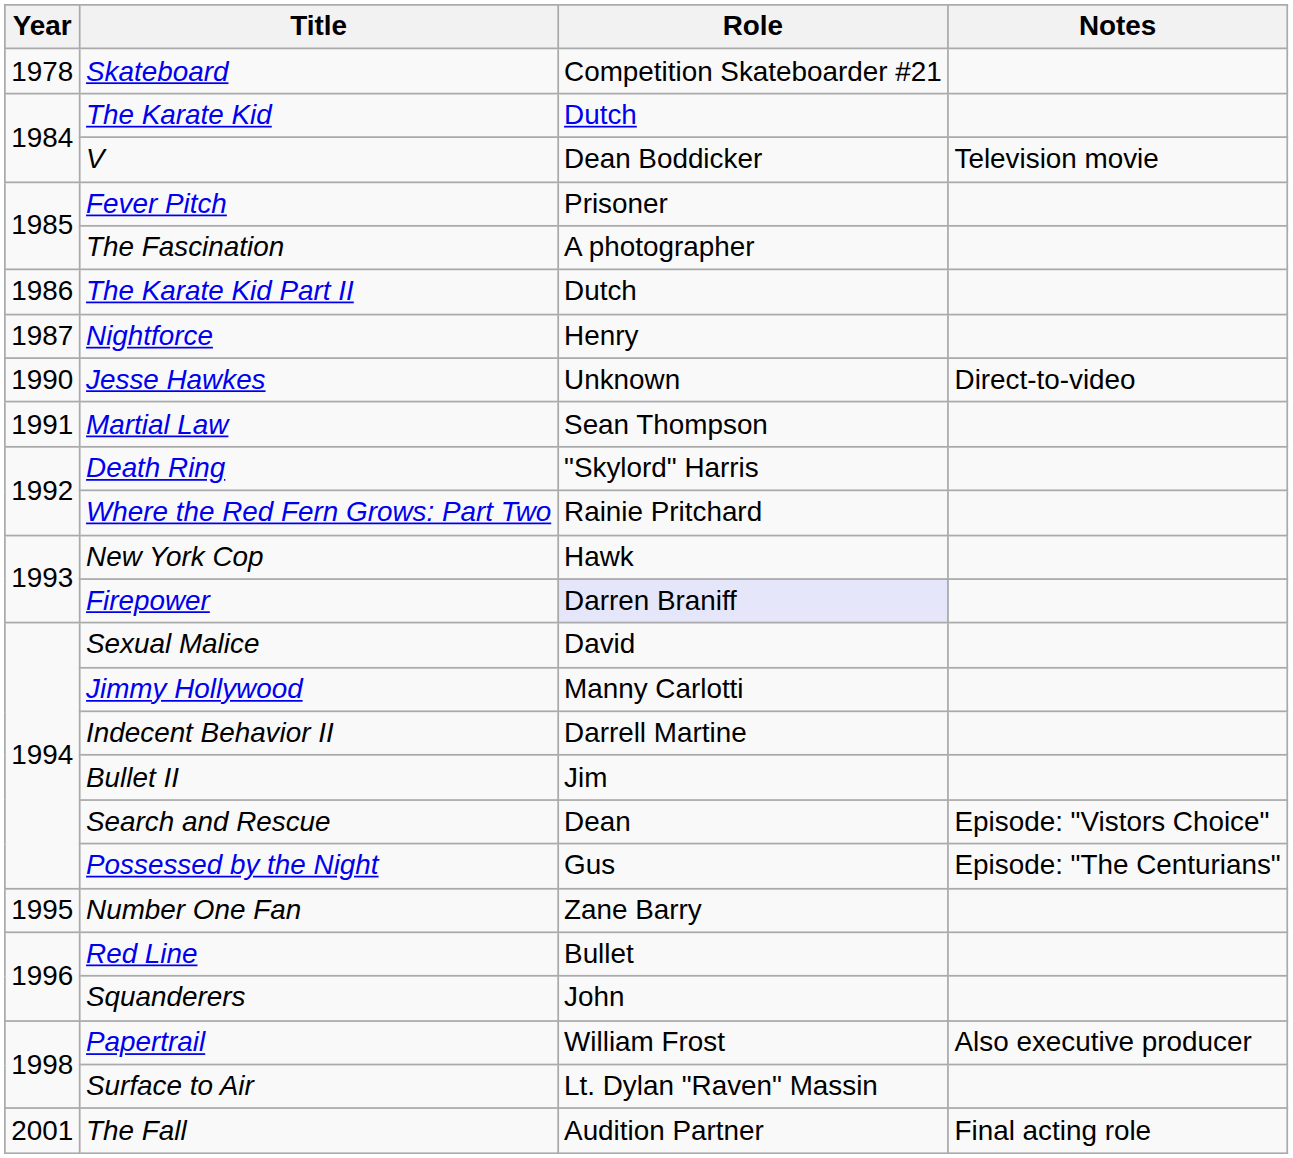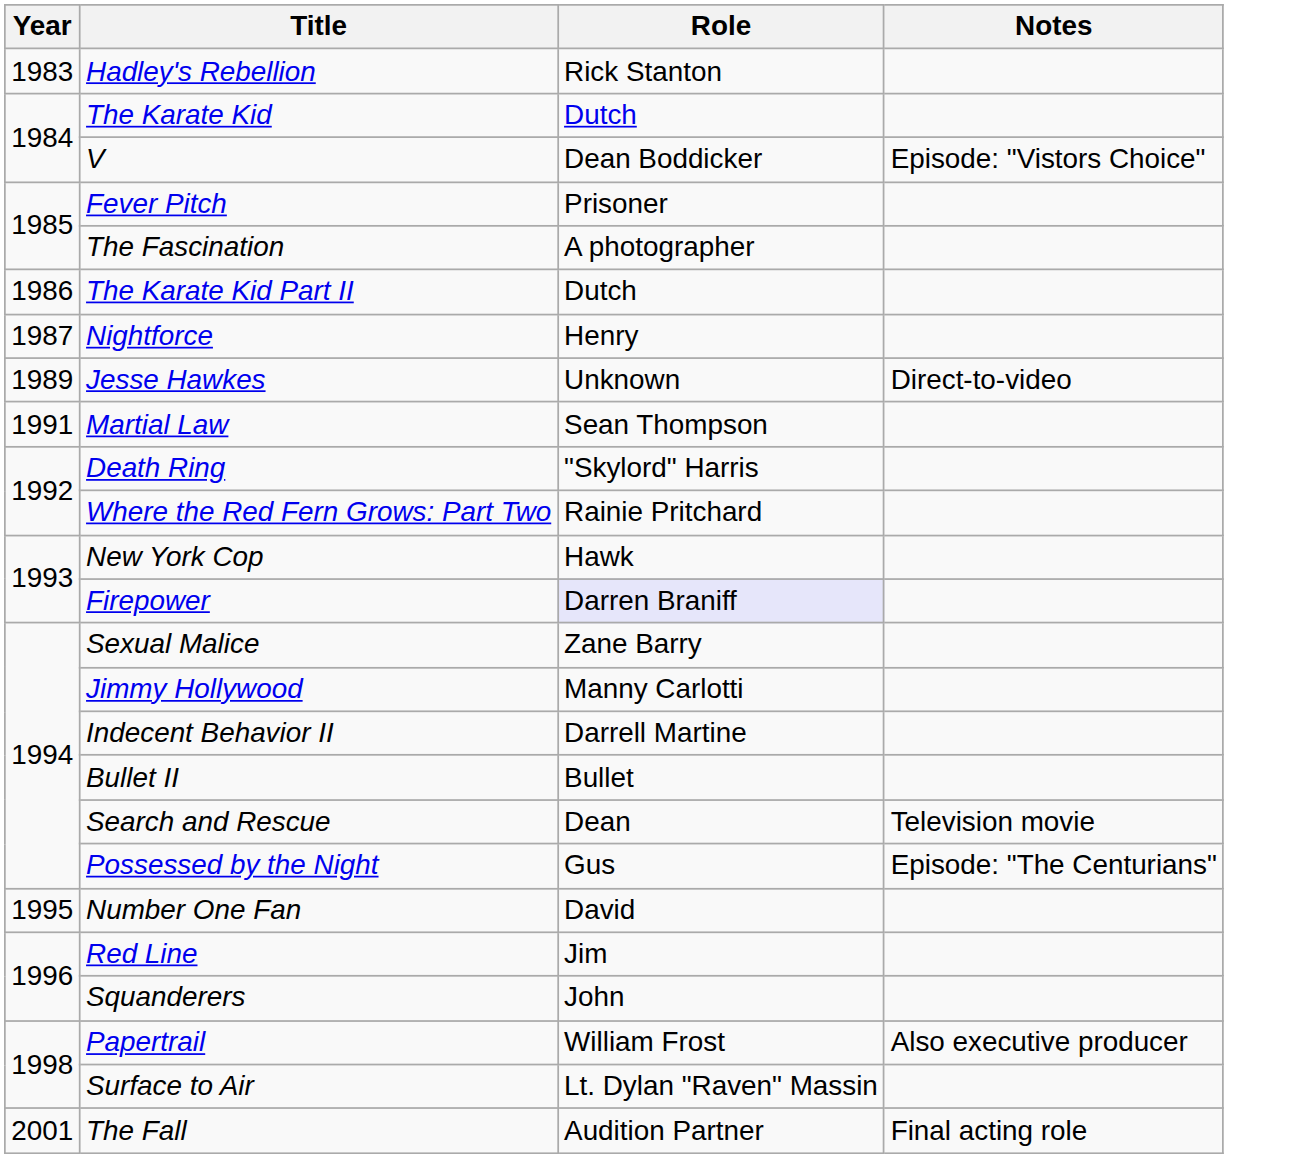- row: (157, 70)
+ row: (201, 70)
(1057, 159) Television movie -> (1048, 159) Episode: "Vistors Choice"
(42, 379) 1990 -> (42, 379) 1989
(600, 644) David -> (633, 644) Zane Barry
(586, 777) Jim -> (599, 777) Bullet
(1112, 821) Episode: "Vistors Choice" -> (993, 821) Television movie
(633, 909) Zane Barry -> (600, 909) David
(599, 953) Bullet -> (586, 953) Jim
